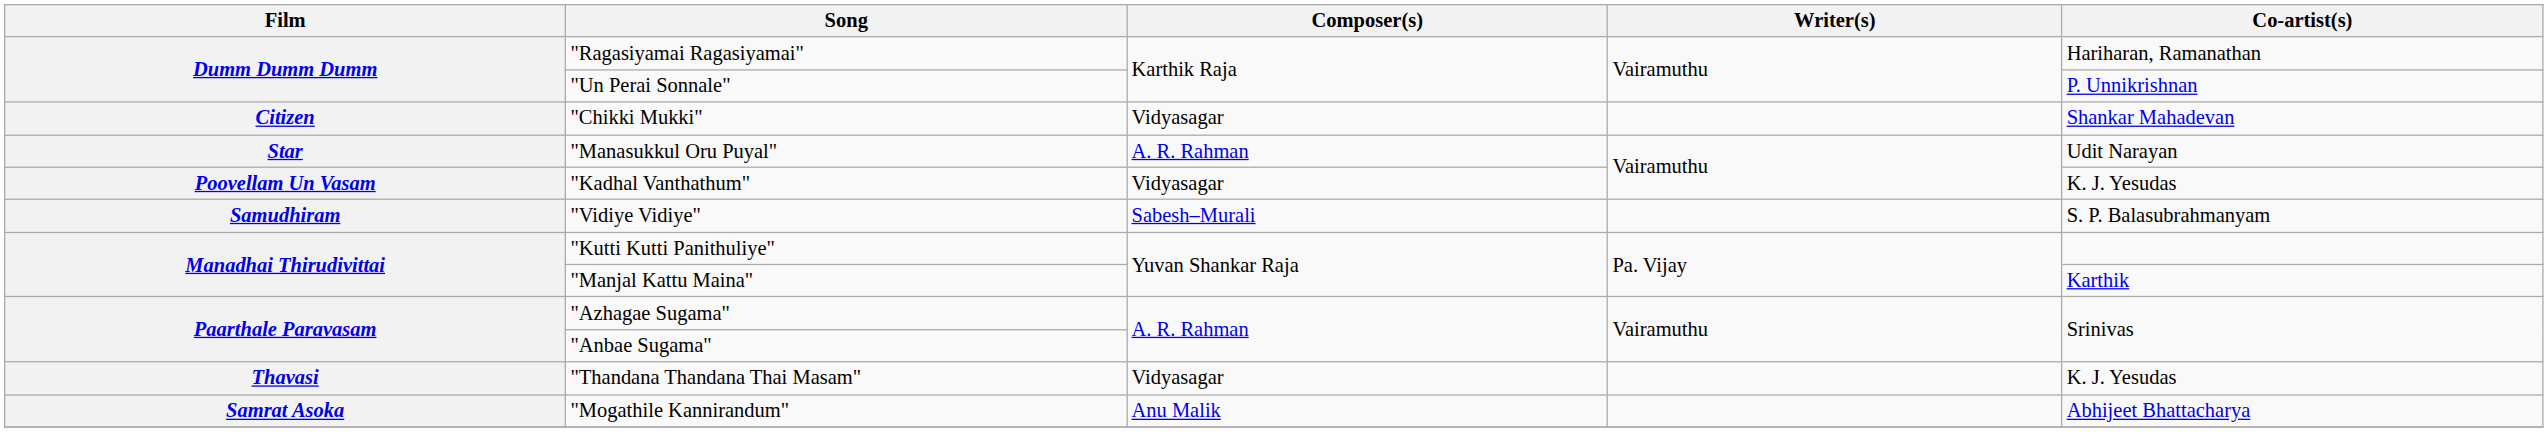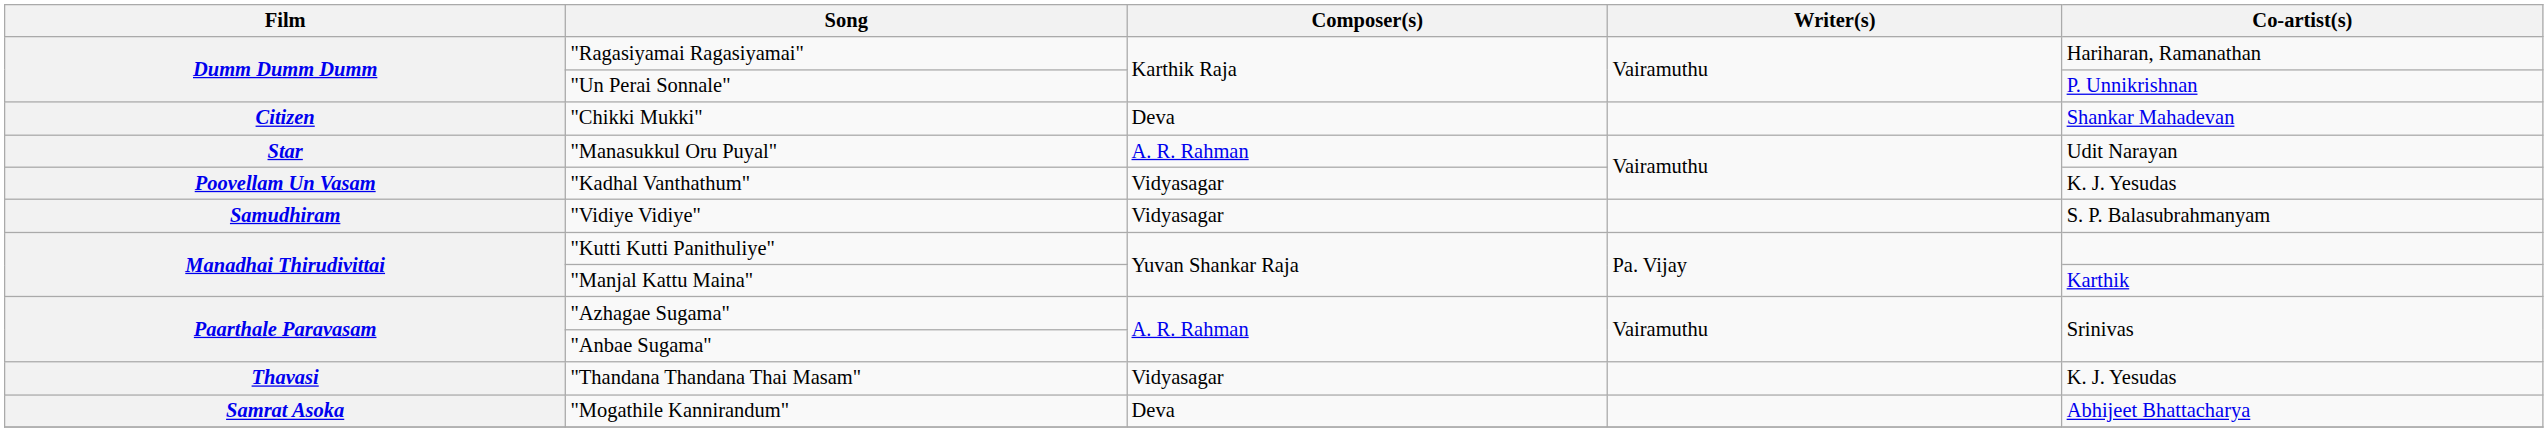(1178, 118) Vidyasagar -> (1153, 118) Deva
(1194, 215) Sabesh–Murali -> (1178, 215) Vidyasagar
(1176, 410) Anu Malik -> (1153, 410) Deva
